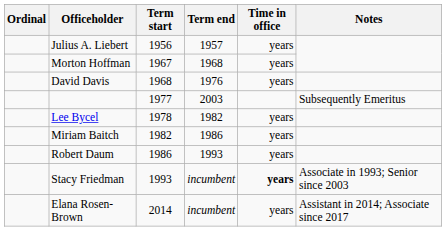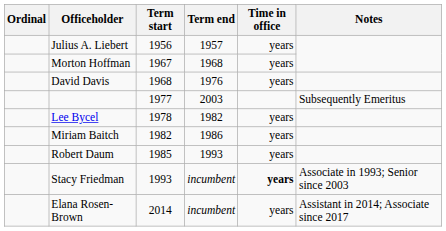(160, 154) 1986 -> (160, 154) 1985
